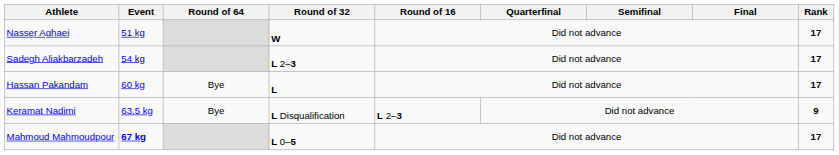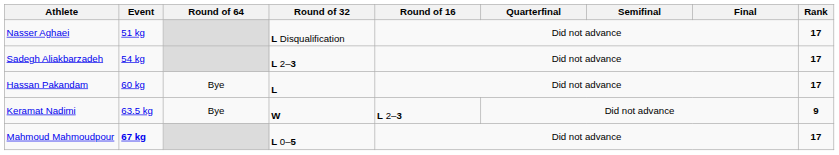(276, 38) W -> (308, 38) L Disqualification
(308, 116) L Disqualification -> (276, 116) W
